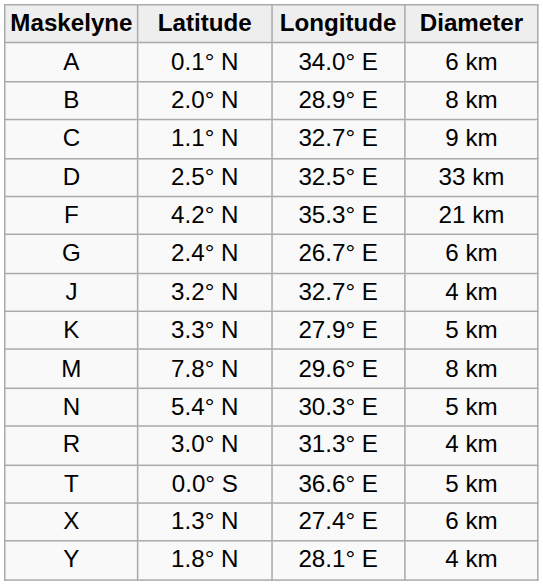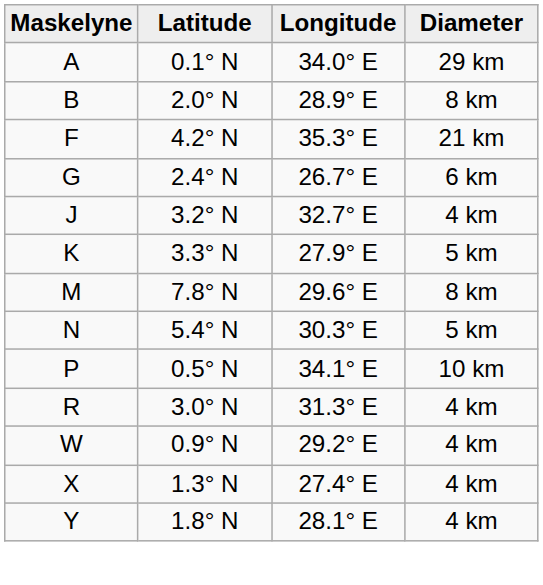(471, 61) 6 km -> (471, 61) 29 km
- row: (71, 138)
- row: (71, 176)
+ row: (71, 368)
- row: (71, 483)
+ row: (71, 445)
(471, 521) 6 km -> (471, 483) 4 km
